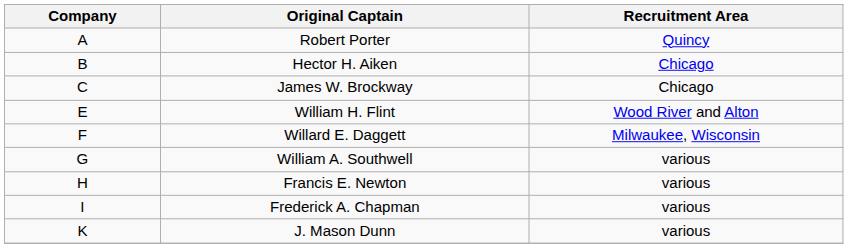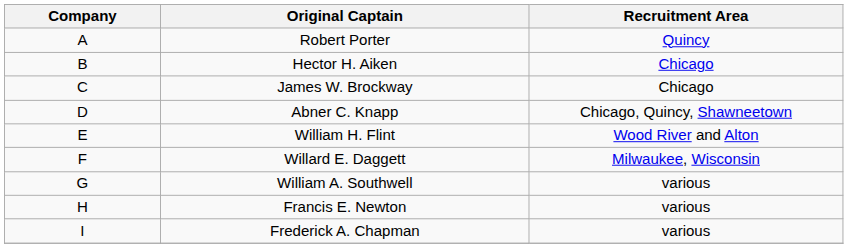+ row: (345, 111)
- row: (345, 231)
